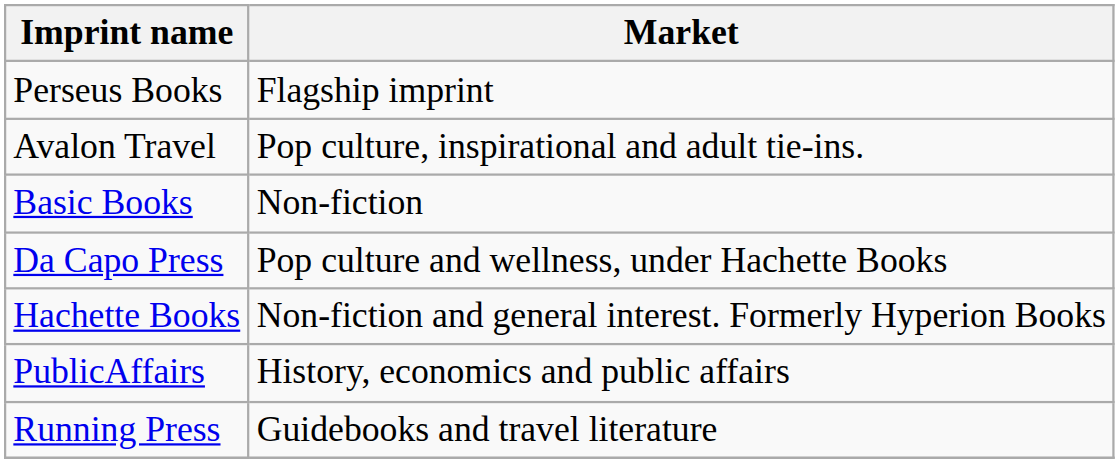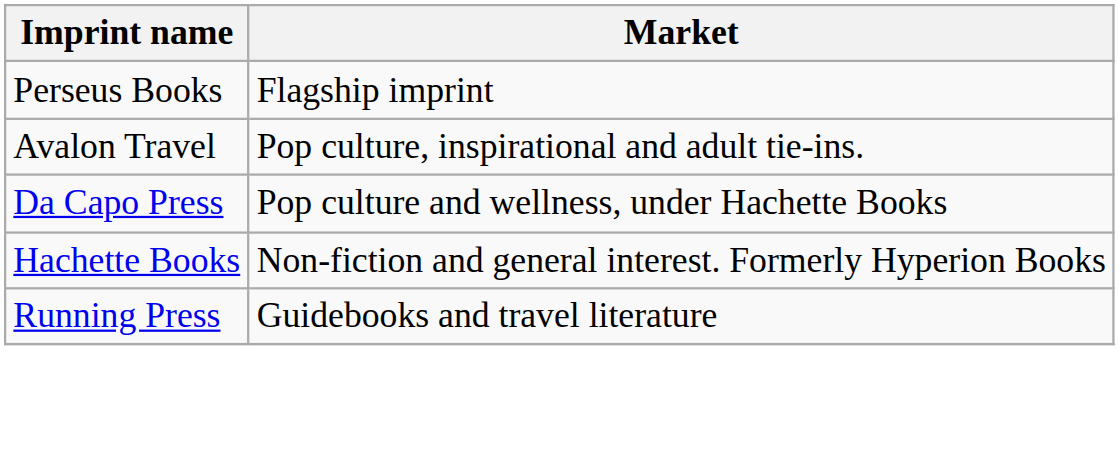- row: (103, 202)
- row: (109, 372)
